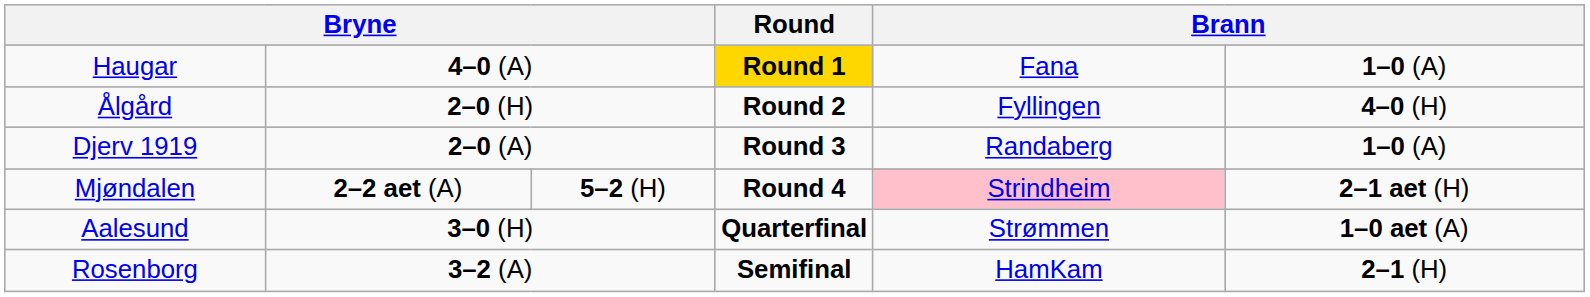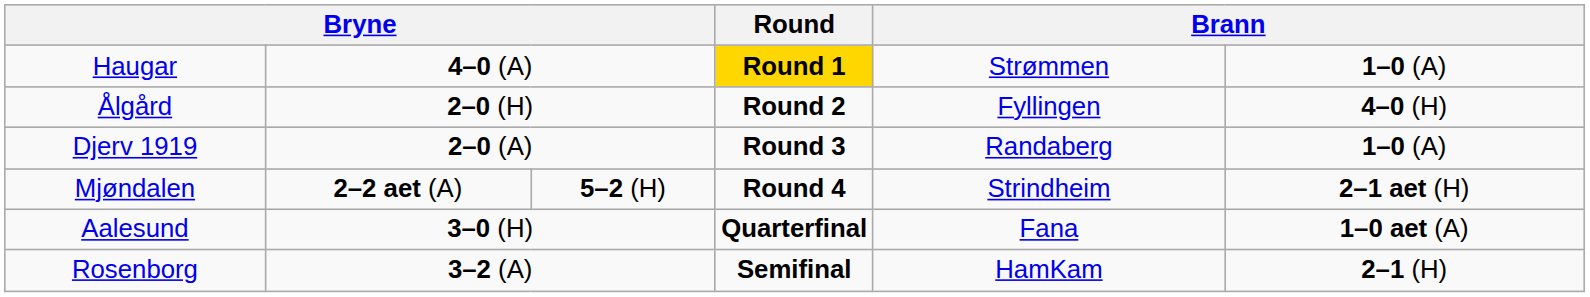(1049, 65) Fana -> (1049, 65) Strømmen
(1049, 188) pink background -> (1049, 188) no background
(1049, 229) Strømmen -> (1049, 229) Fana
